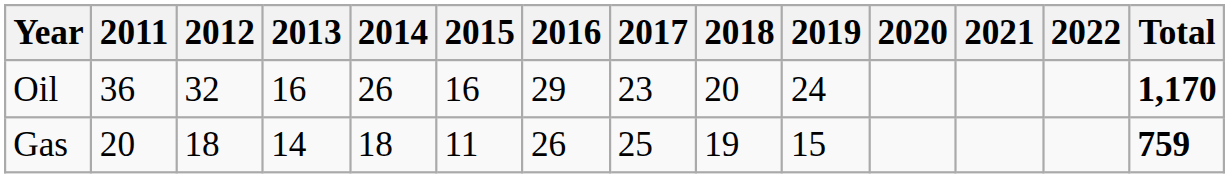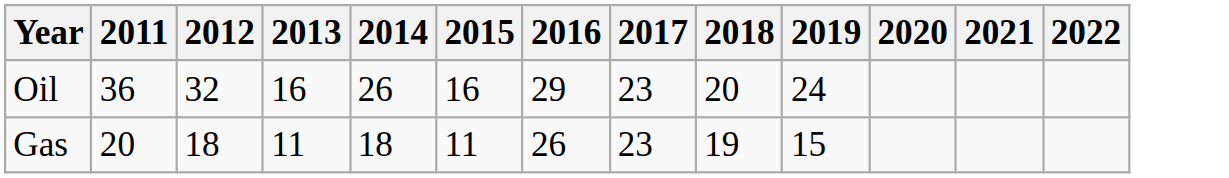- column: (1177, 32)
(289, 144) 14 -> (288, 144) 11
(635, 144) 25 -> (635, 144) 23
